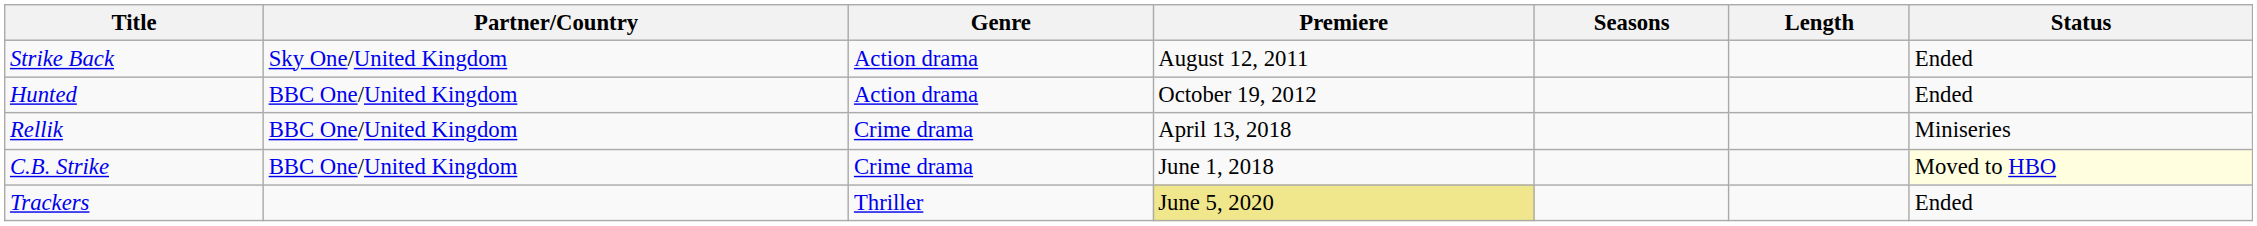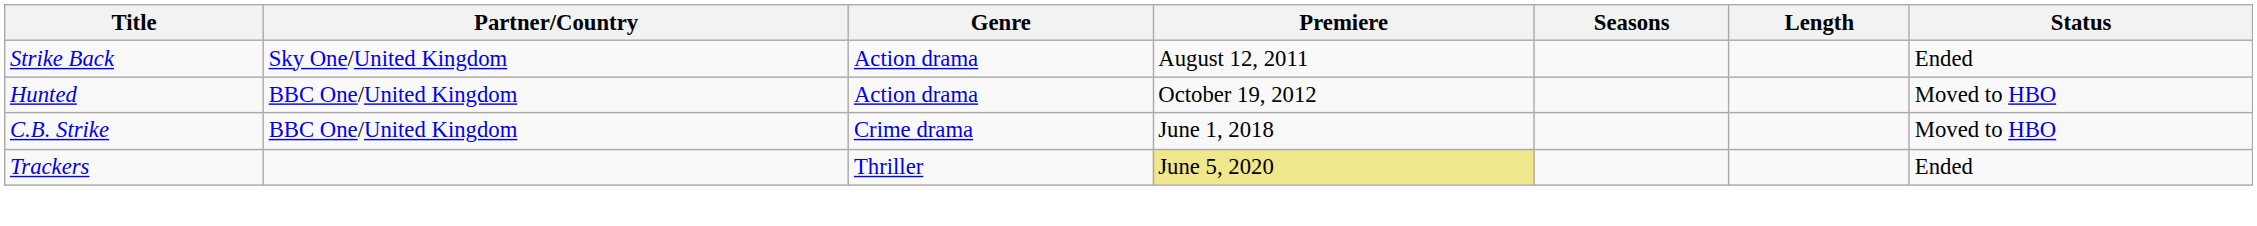(1944, 94) Ended -> (1985, 94) Moved to HBO
- row: (36, 130)
(1985, 166) lightyellow background -> (1985, 130) no background
